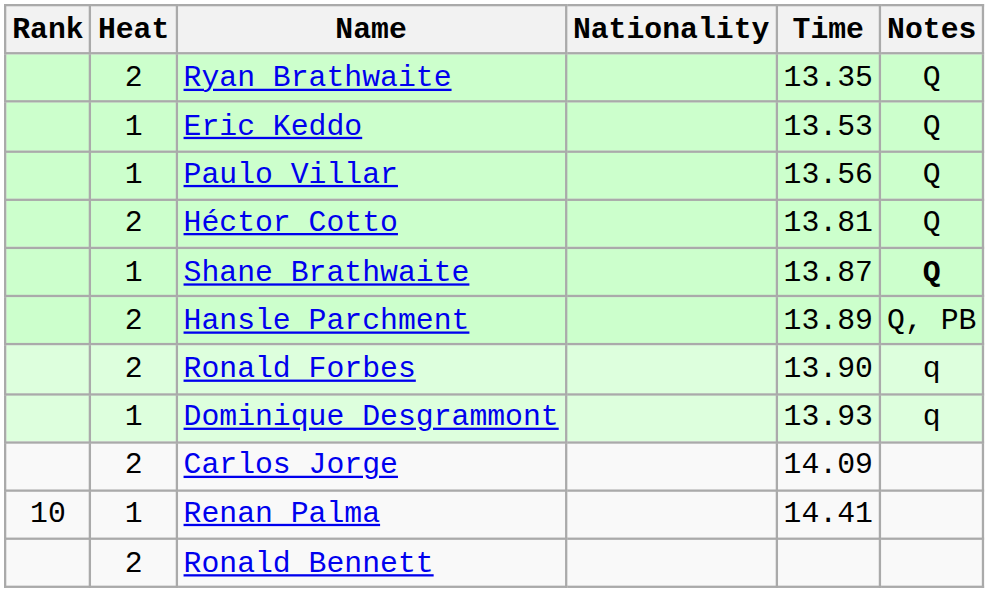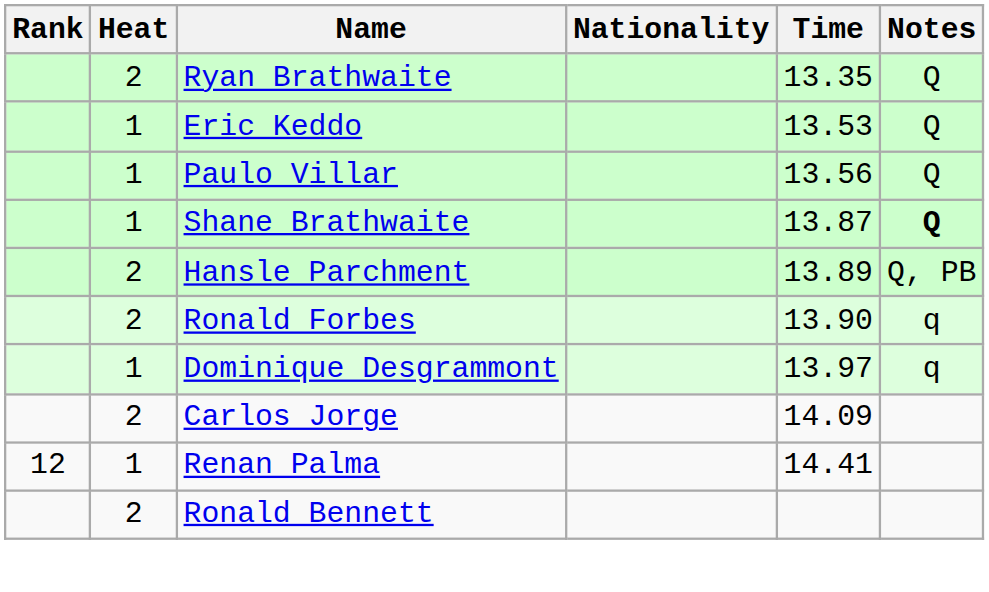- row: (291, 223)
(828, 418) 13.93 -> (828, 369) 13.97
(48, 515) 10 -> (48, 466) 12
